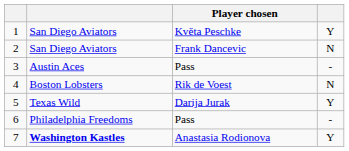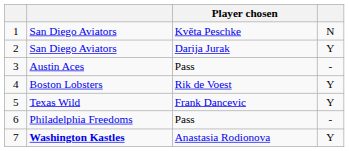(330, 31) Y -> (330, 31) N
(210, 48) Frank Dancevic -> (202, 48) Darija Jurak
(330, 48) N -> (330, 48) Y
(330, 84) N -> (330, 84) Y
(202, 102) Darija Jurak -> (210, 102) Frank Dancevic
